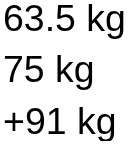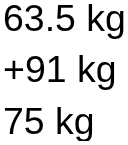rows swapped: (49, 69) <-> (60, 121)
